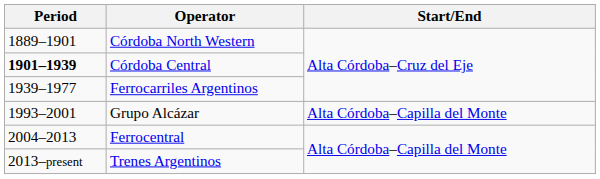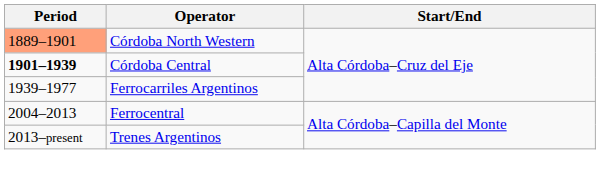(42, 40) no background -> (42, 40) lightsalmon background
- row: (155, 112)
